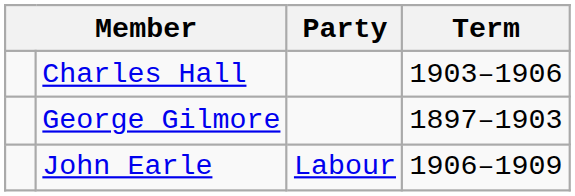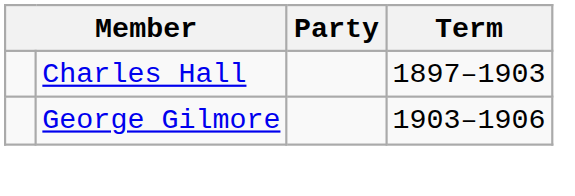(486, 74) 1903–1906 -> (469, 74) 1897–1903
(486, 121) 1897–1903 -> (469, 121) 1903–1906
- row: (127, 167)
